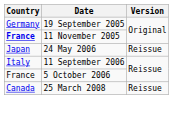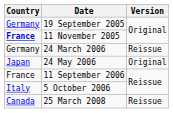+ row: (74, 50)
(145, 50) Reissue -> (147, 62) Original
(18, 62) Italy -> (21, 75) France
(21, 75) France -> (18, 88) Italy
